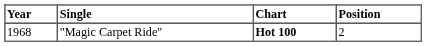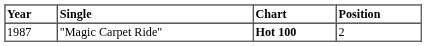(19, 32) 1968 -> (19, 32) 1987
